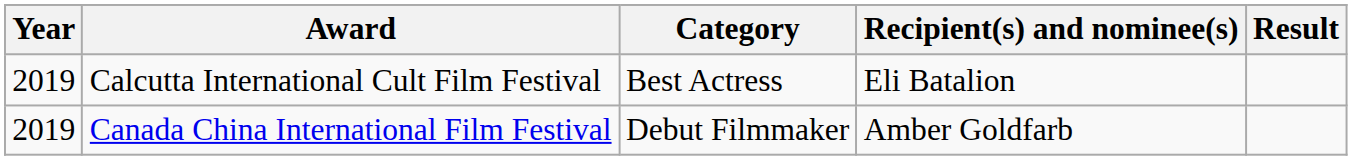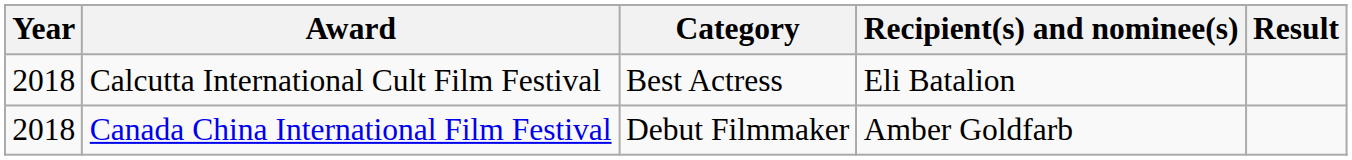(44, 79) 2019 -> (44, 79) 2018
(44, 129) 2019 -> (44, 129) 2018
